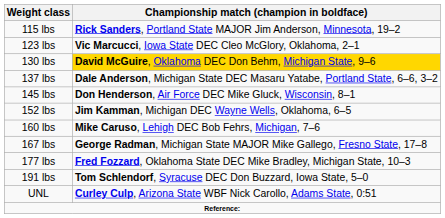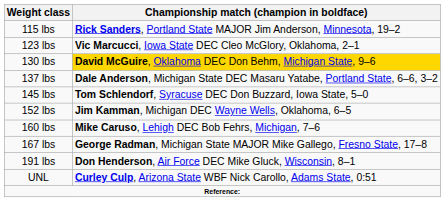(215, 95) Don Henderson, Air Force DEC Mike Gluck, Wisconsin, 8–1 -> (222, 95) Tom Schlendorf, Syracuse DEC Don Buzzard, Iowa State, 5–0
- row: (38, 161)
(222, 177) Tom Schlendorf, Syracuse DEC Don Buzzard, Iowa State, 5–0 -> (215, 161) Don Henderson, Air Force DEC Mike Gluck, Wisconsin, 8–1
